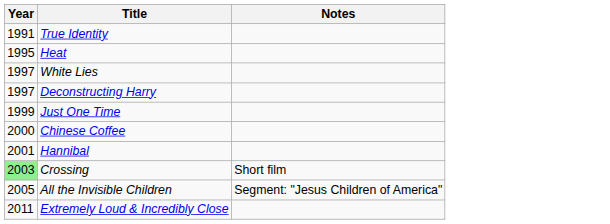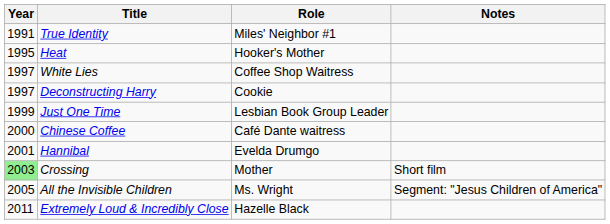+ column: (311, 14)
